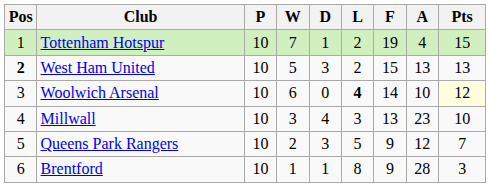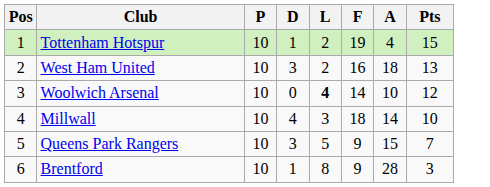- column: (293, 17)
(21, 67) bold -> (21, 67) normal
(390, 67) 15 -> (358, 67) 16
(422, 67) 13 -> (390, 67) 18
(462, 93) lightyellow background -> (430, 93) no background
(390, 118) 13 -> (358, 118) 18
(422, 118) 23 -> (390, 118) 14
(422, 144) 12 -> (390, 144) 15
